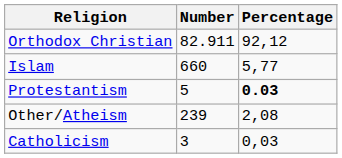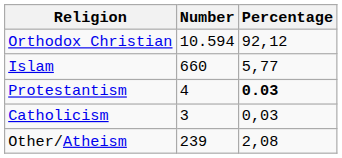(207, 42) 82.911 -> (207, 42) 10.594
(184, 91) 5 -> (184, 91) 4
rows swapped: (58, 141) <-> (68, 116)
